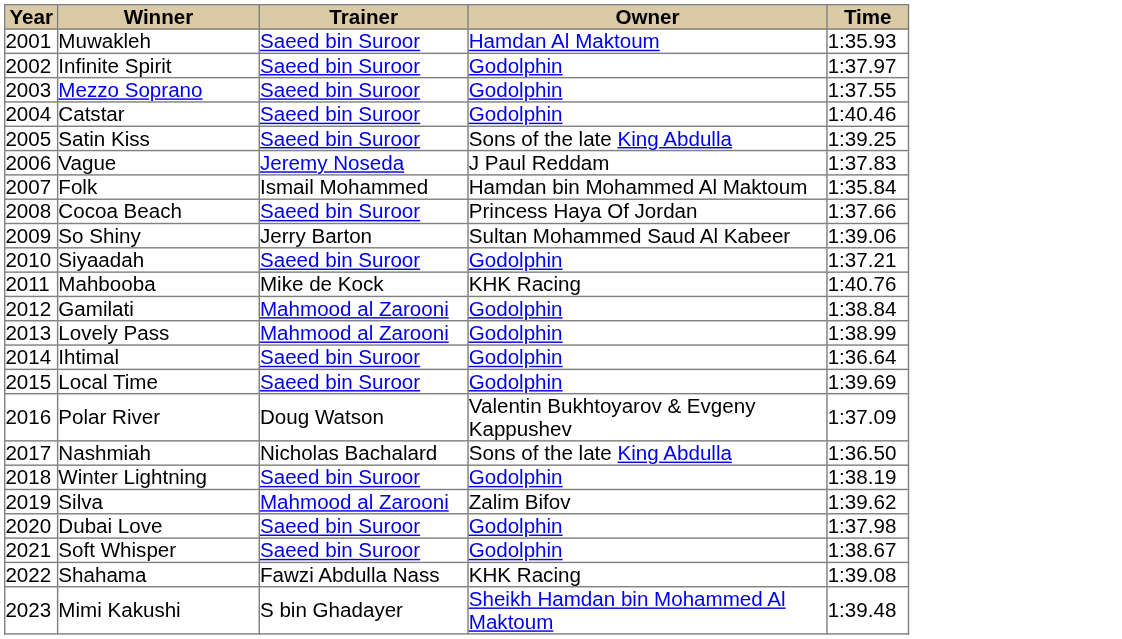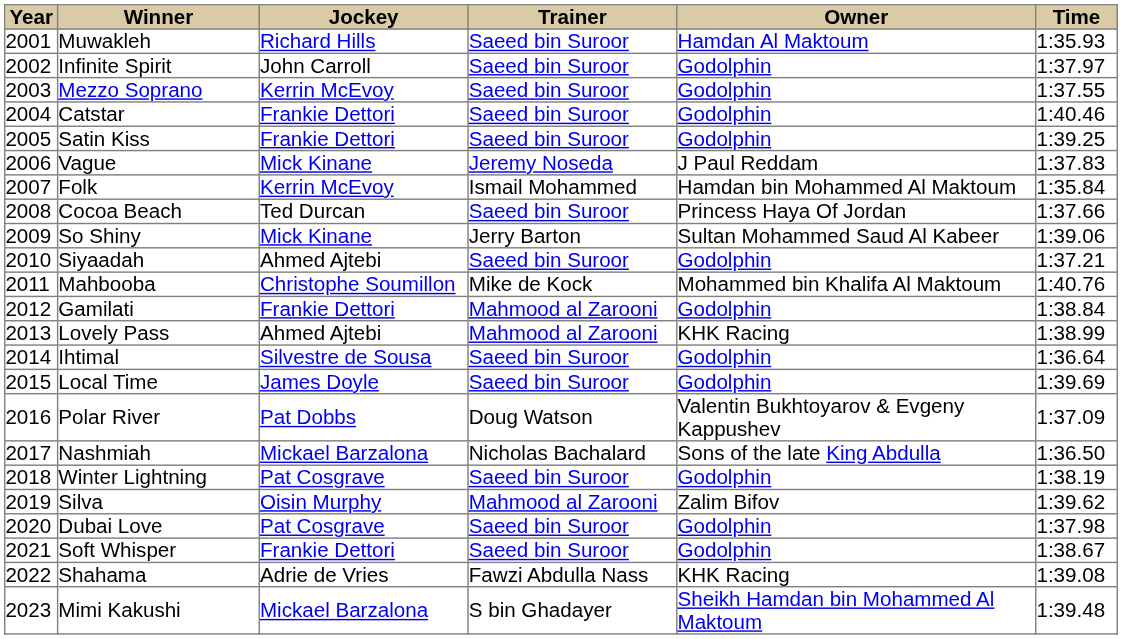+ column: (364, 17)
(600, 138) Sons of the late King Abdulla -> (724, 138) Godolphin
(525, 284) KHK Racing -> (839, 284) Mohammed bin Khalifa Al Maktoum
(516, 333) Godolphin -> (734, 333) KHK Racing
